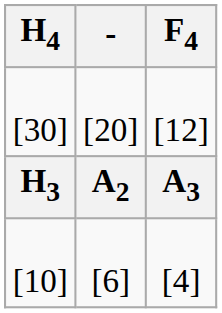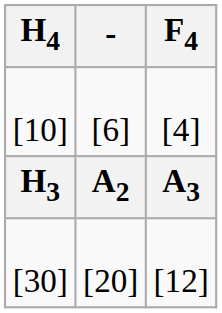rows swapped: (40, 129) <-> (40, 280)
